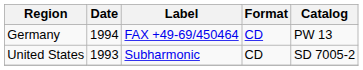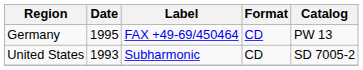(104, 34) 1994 -> (104, 34) 1995
